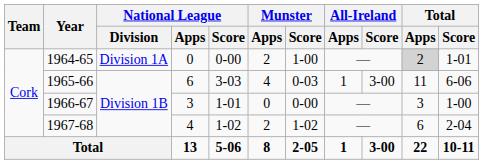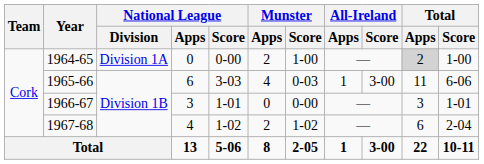(459, 59) 1-01 -> (459, 59) 1-00
(459, 103) 1-00 -> (459, 103) 1-01
